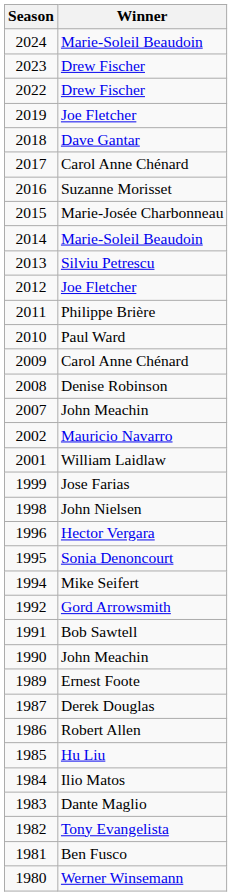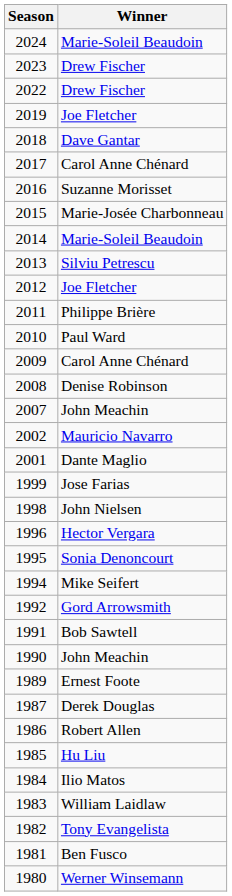(113, 459) William Laidlaw -> (104, 459) Dante Maglio
(104, 804) Dante Maglio -> (113, 804) William Laidlaw
